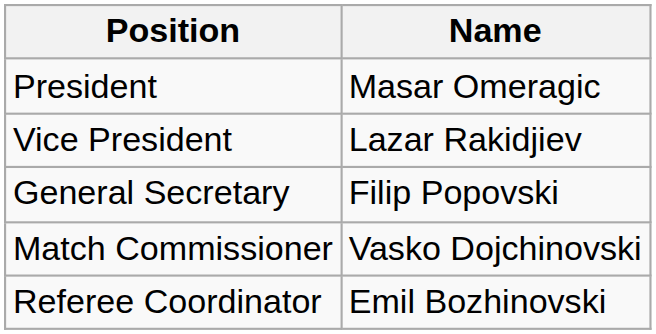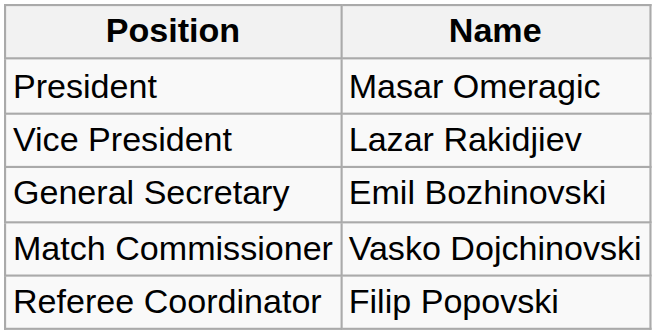(454, 193) Filip Popovski -> (477, 193) Emil Bozhinovski
(477, 301) Emil Bozhinovski -> (454, 301) Filip Popovski
